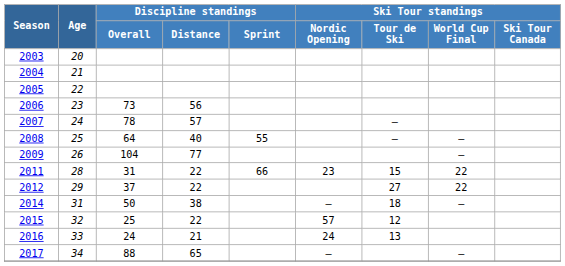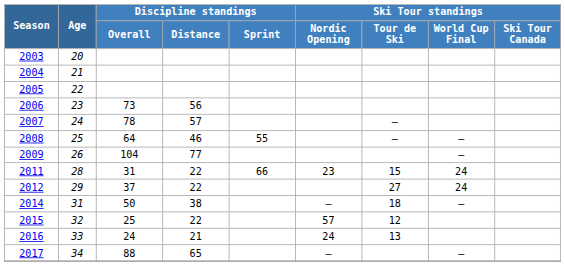(196, 139) 40 -> (196, 139) 46
(461, 172) 22 -> (461, 172) 24
(461, 188) 22 -> (461, 188) 24
